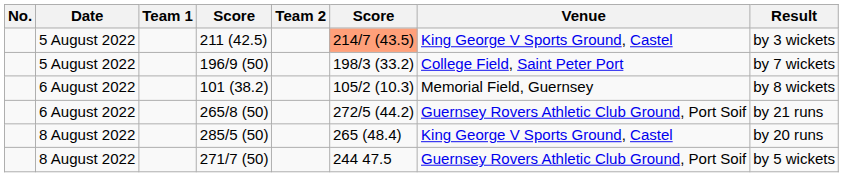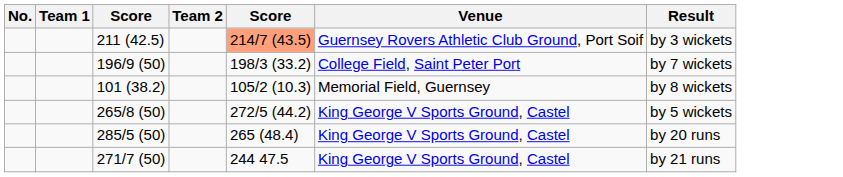- column: (87, 16)
(547, 40) King George V Sports Ground, Castel -> (481, 40) Guernsey Rovers Athletic Club Ground, Port Soif
(584, 111) Guernsey Rovers Athletic Club Ground, Port Soif -> (444, 111) King George V Sports Ground, Castel
(788, 111) by 21 runs -> (691, 111) by 5 wickets
(584, 159) Guernsey Rovers Athletic Club Ground, Port Soif -> (444, 159) King George V Sports Ground, Castel
(794, 159) by 5 wickets -> (685, 159) by 21 runs
